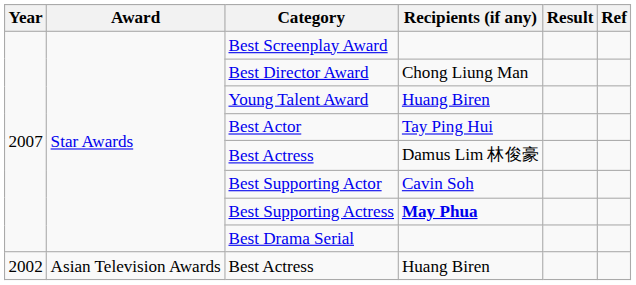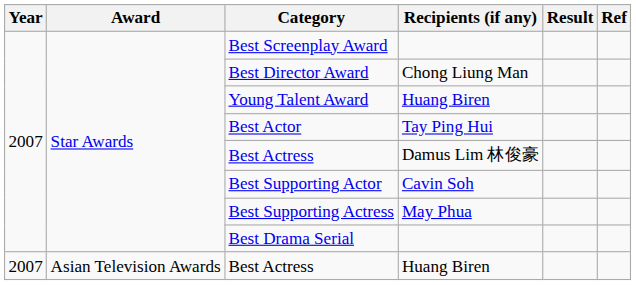(440, 211) bold -> (437, 211) normal
(26, 265) 2002 -> (26, 265) 2007
